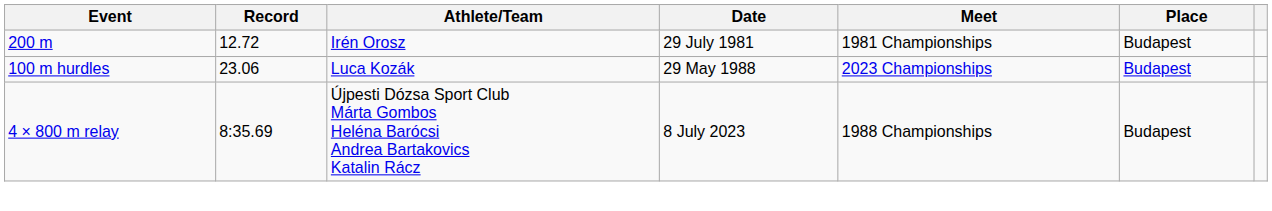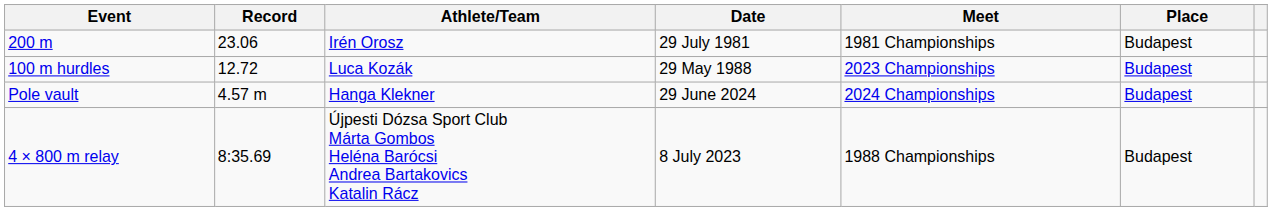(239, 42) 12.72 -> (238, 42) 23.06
(239, 68) 23.06 -> (238, 68) 12.72
+ row: (43, 94)
